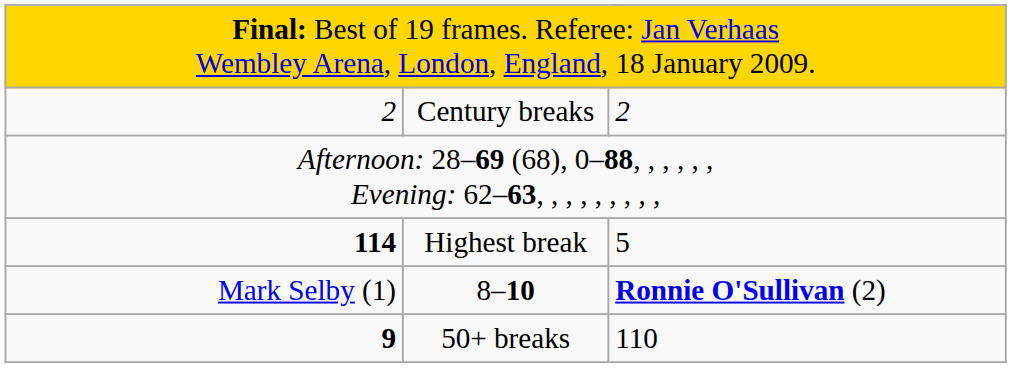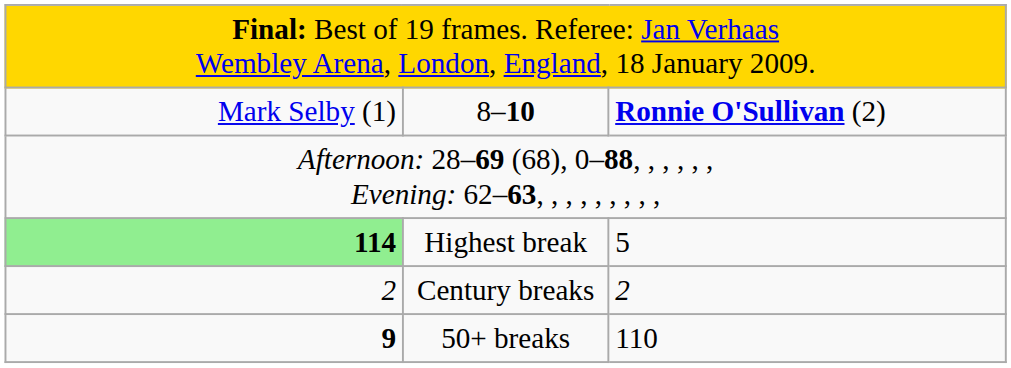rows swapped: (506, 290) <-> (506, 111)
(375, 242) no background -> (375, 242) lightgreen background
